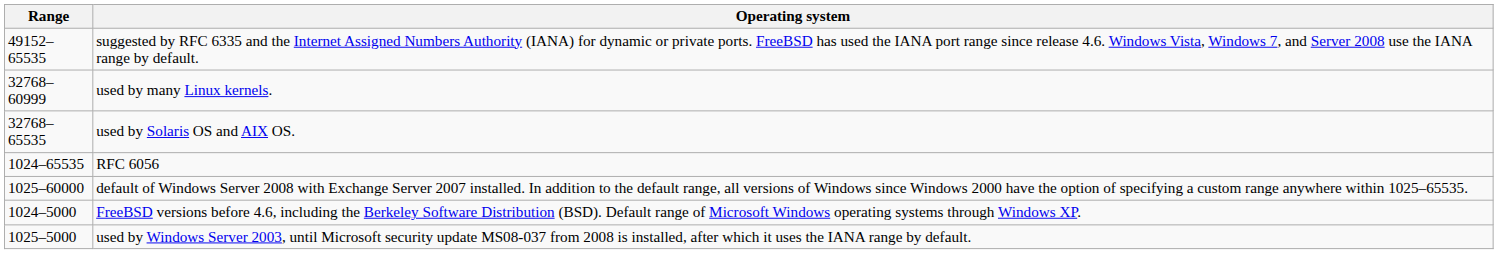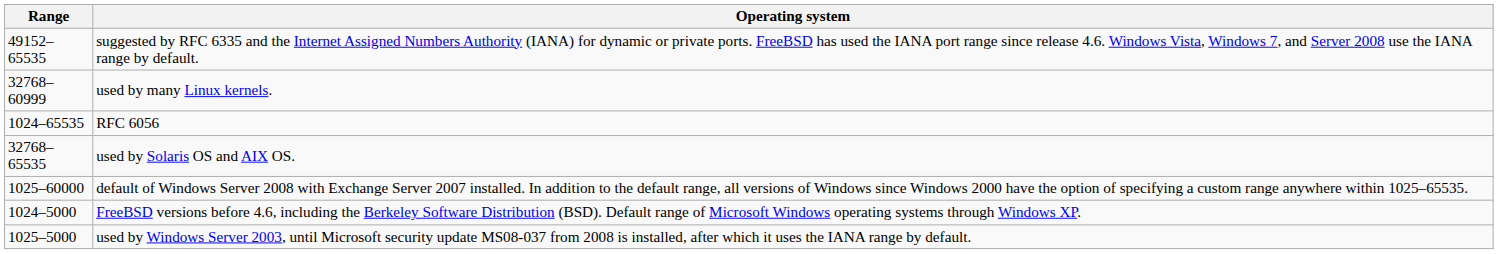rows swapped: (196, 131) <-> (128, 164)
